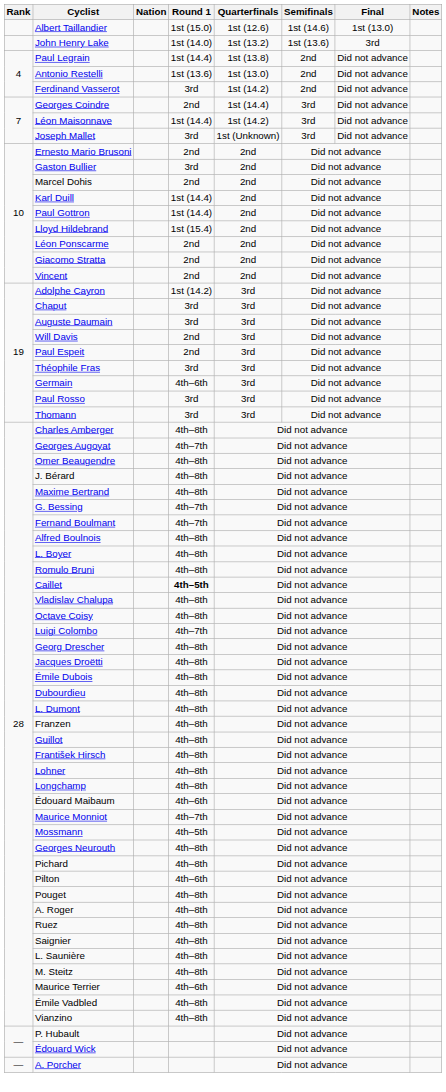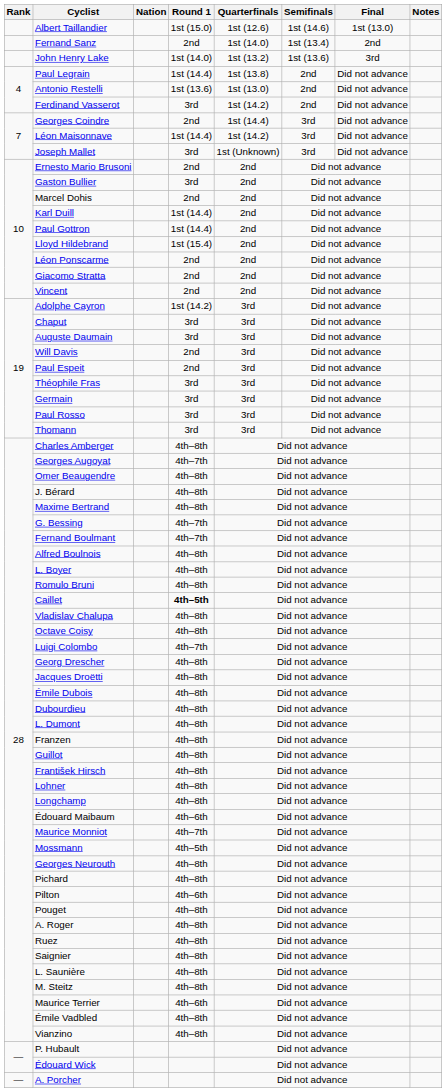+ row: (66, 43)
(191, 383) 4th–6th -> (191, 399) 3rd
